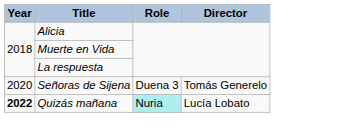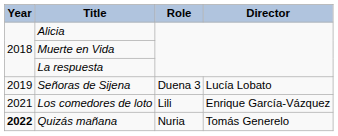(20, 85) 2020 -> (20, 85) 2019
(225, 85) Tomás Generelo -> (239, 85) Lucía Lobato
+ row: (95, 103)
(149, 103) paleturquoise background -> (171, 121) no background
(217, 103) Lucía Lobato -> (248, 121) Tomás Generelo
